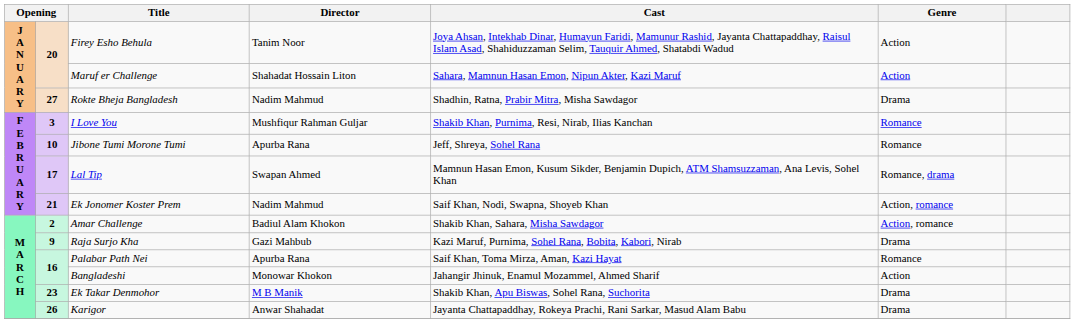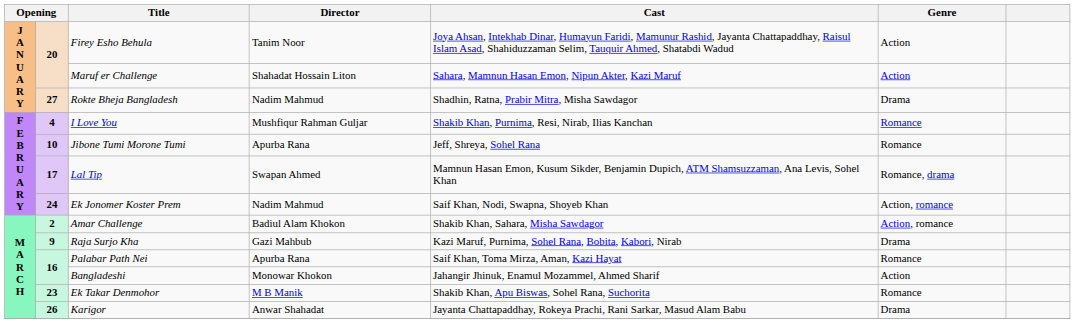(52, 123) 3 -> (52, 123) 4
(52, 204) 21 -> (52, 204) 24
(895, 293) Drama -> (901, 293) Romance
